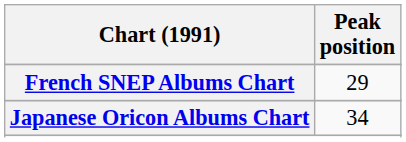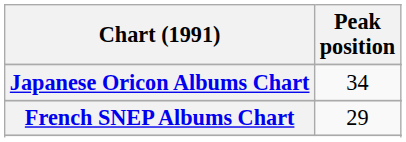rows swapped: (160, 82) <-> (160, 117)
